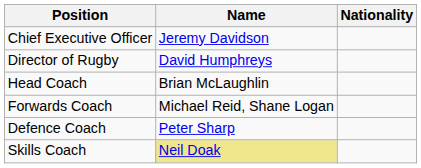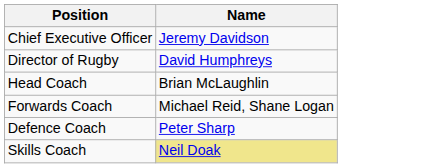- column: (377, 15)
